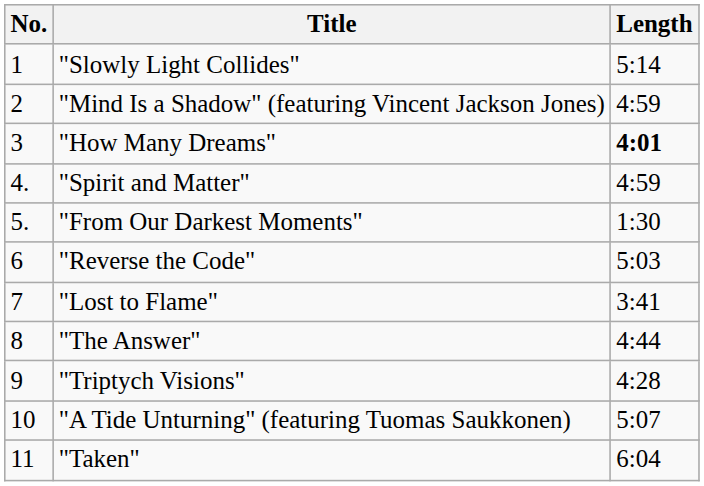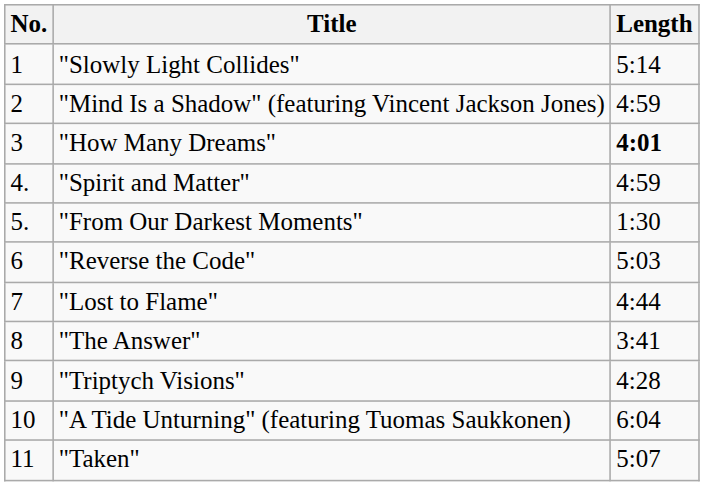(638, 301) 3:41 -> (638, 301) 4:44
(638, 340) 4:44 -> (638, 340) 3:41
(638, 420) 5:07 -> (638, 420) 6:04
(638, 459) 6:04 -> (638, 459) 5:07
